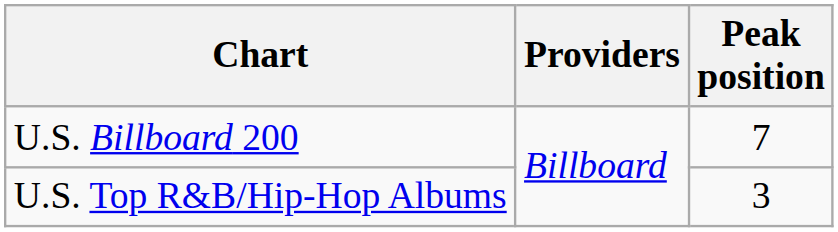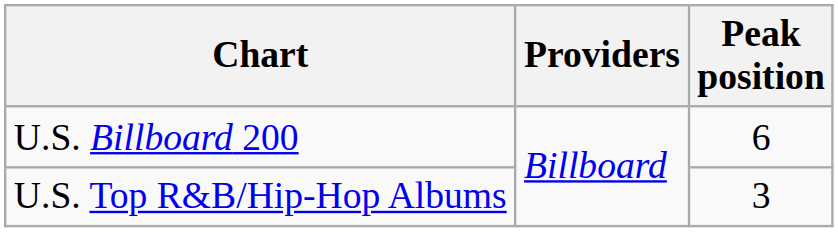(761, 136) 7 -> (761, 136) 6
